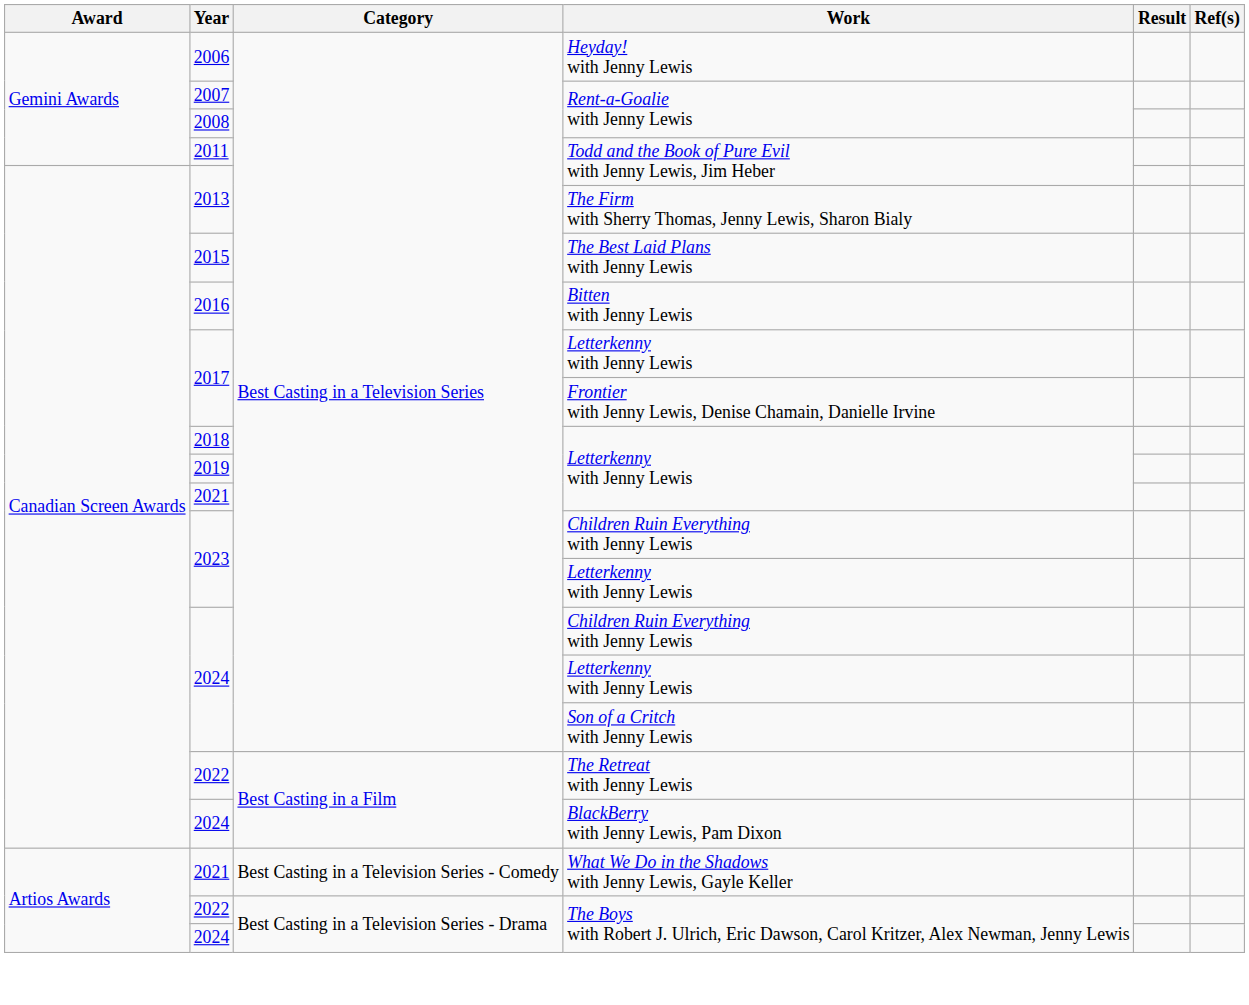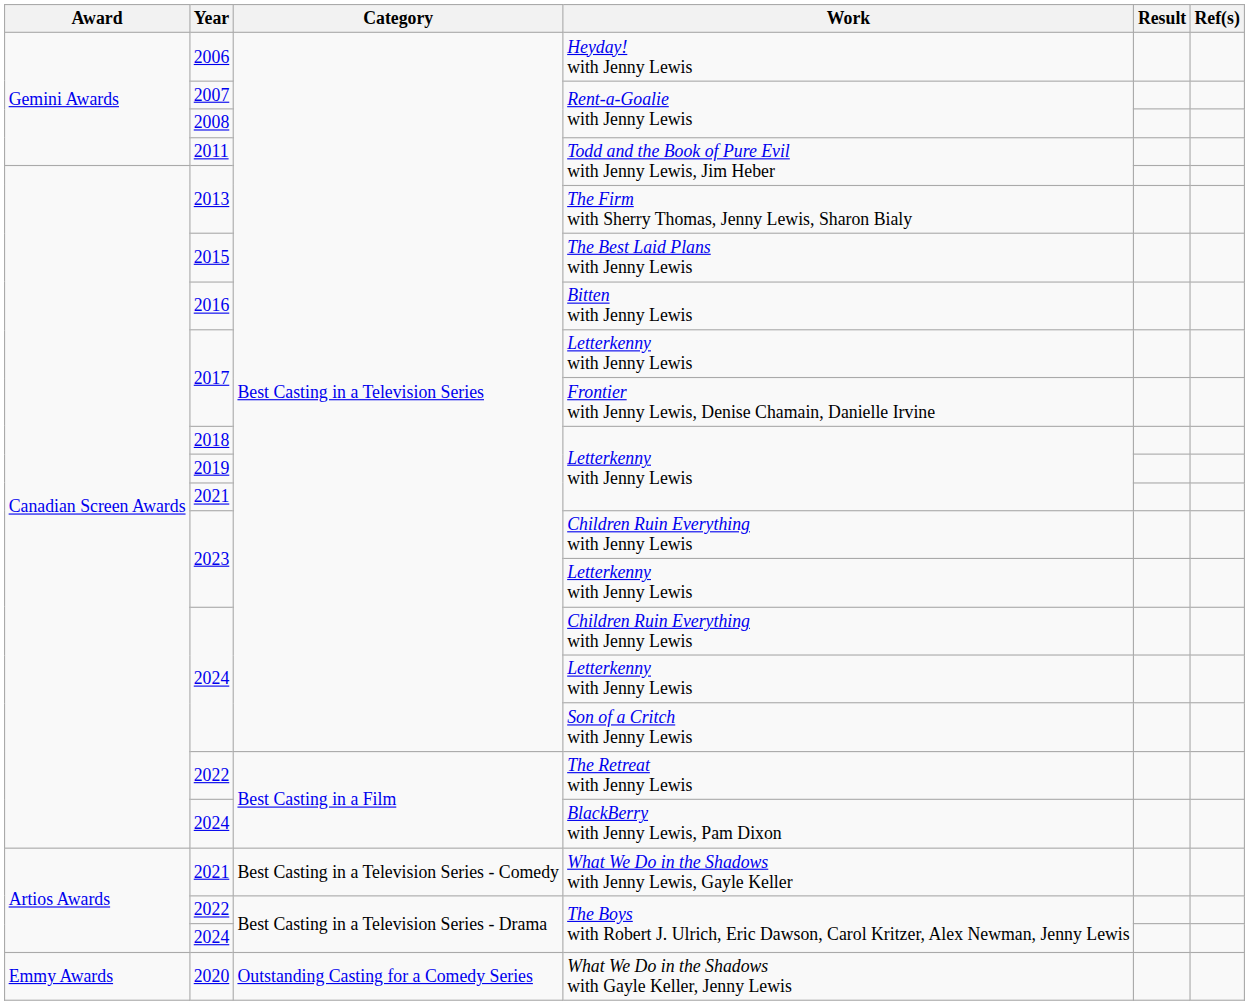+ row: (212, 976)
